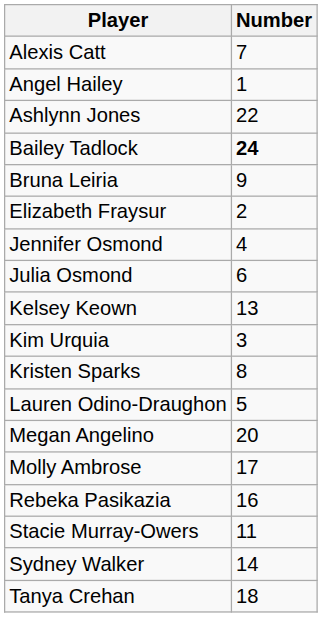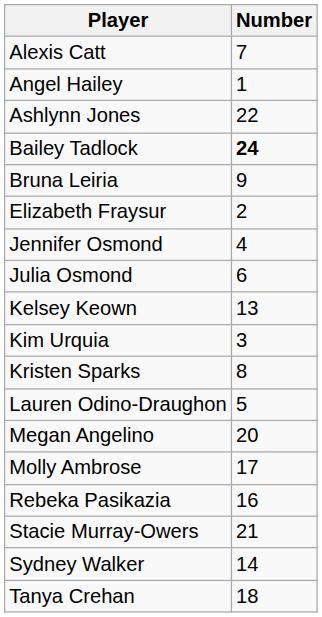(246, 532) 11 -> (247, 532) 21
